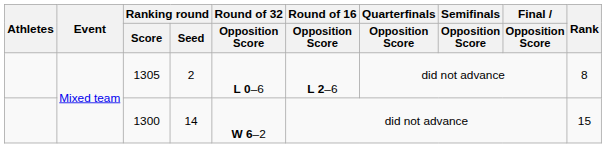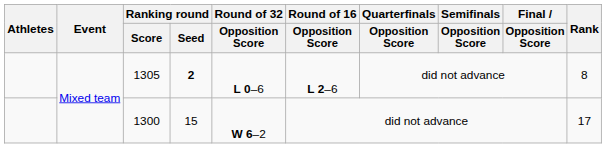(191, 76) normal -> (191, 76) bold
(191, 121) 14 -> (191, 121) 15
(584, 121) 15 -> (584, 121) 17
